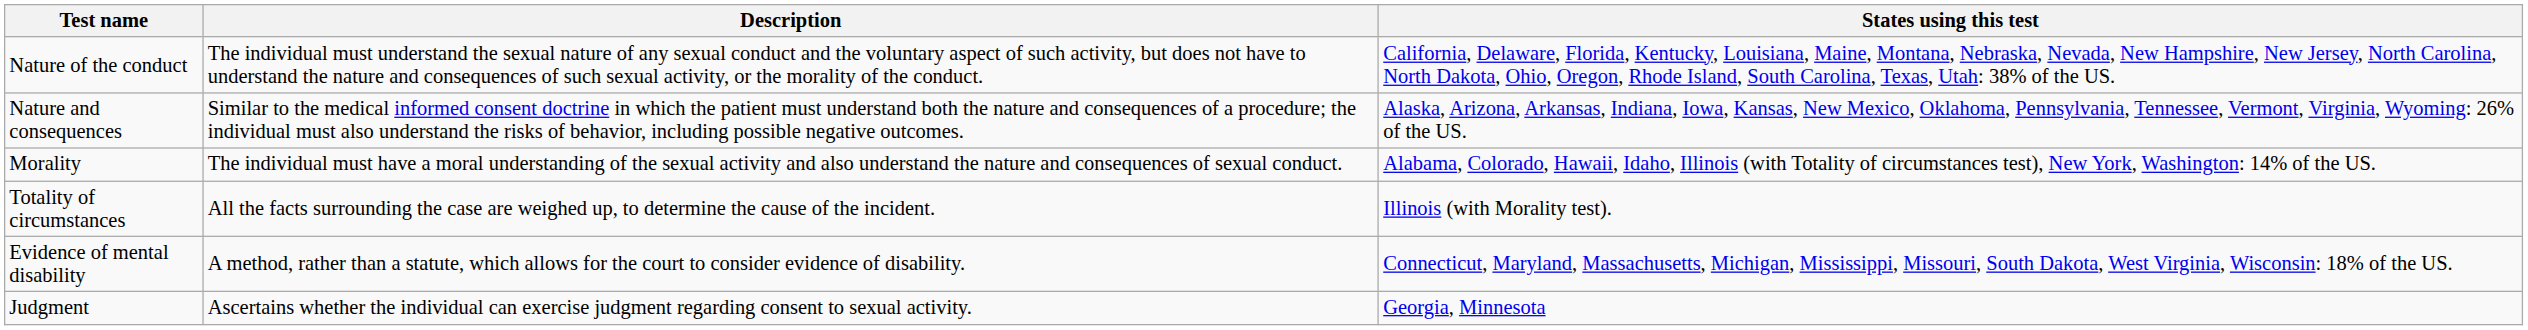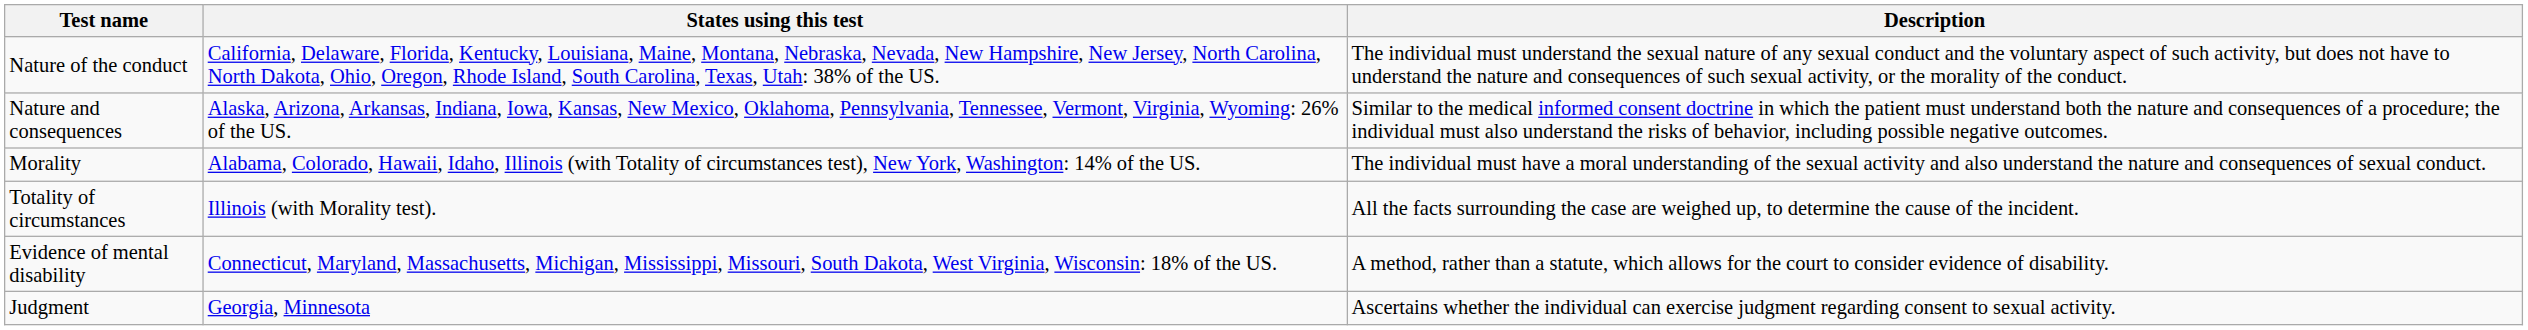columns swapped: (791, 20) <-> (1950, 20)
